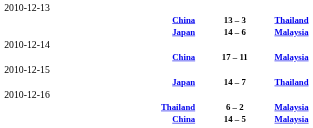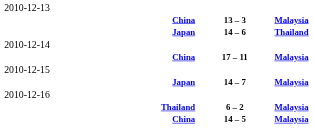(292, 20) Thailand -> (292, 20) Malaysia
(292, 32) Malaysia -> (292, 32) Thailand
(292, 82) Thailand -> (292, 82) Malaysia
